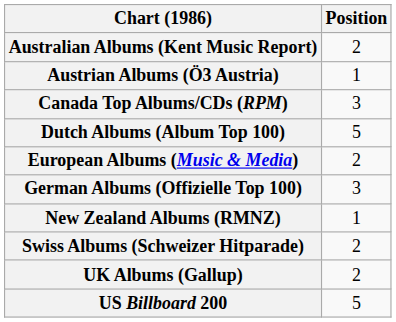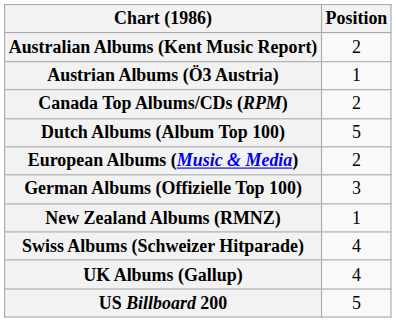(356, 103) 3 -> (356, 103) 2
(356, 246) 2 -> (356, 246) 4
(356, 274) 2 -> (356, 274) 4
